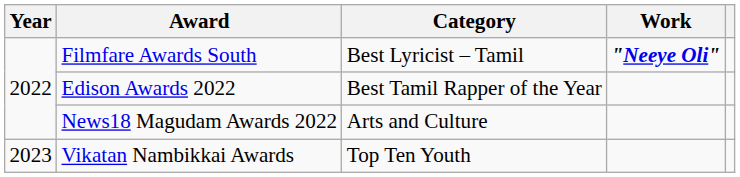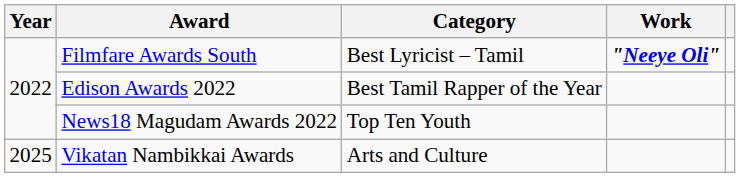(417, 121) Arts and Culture -> (409, 121) Top Ten Youth
(31, 155) 2023 -> (31, 155) 2025
(409, 155) Top Ten Youth -> (417, 155) Arts and Culture
